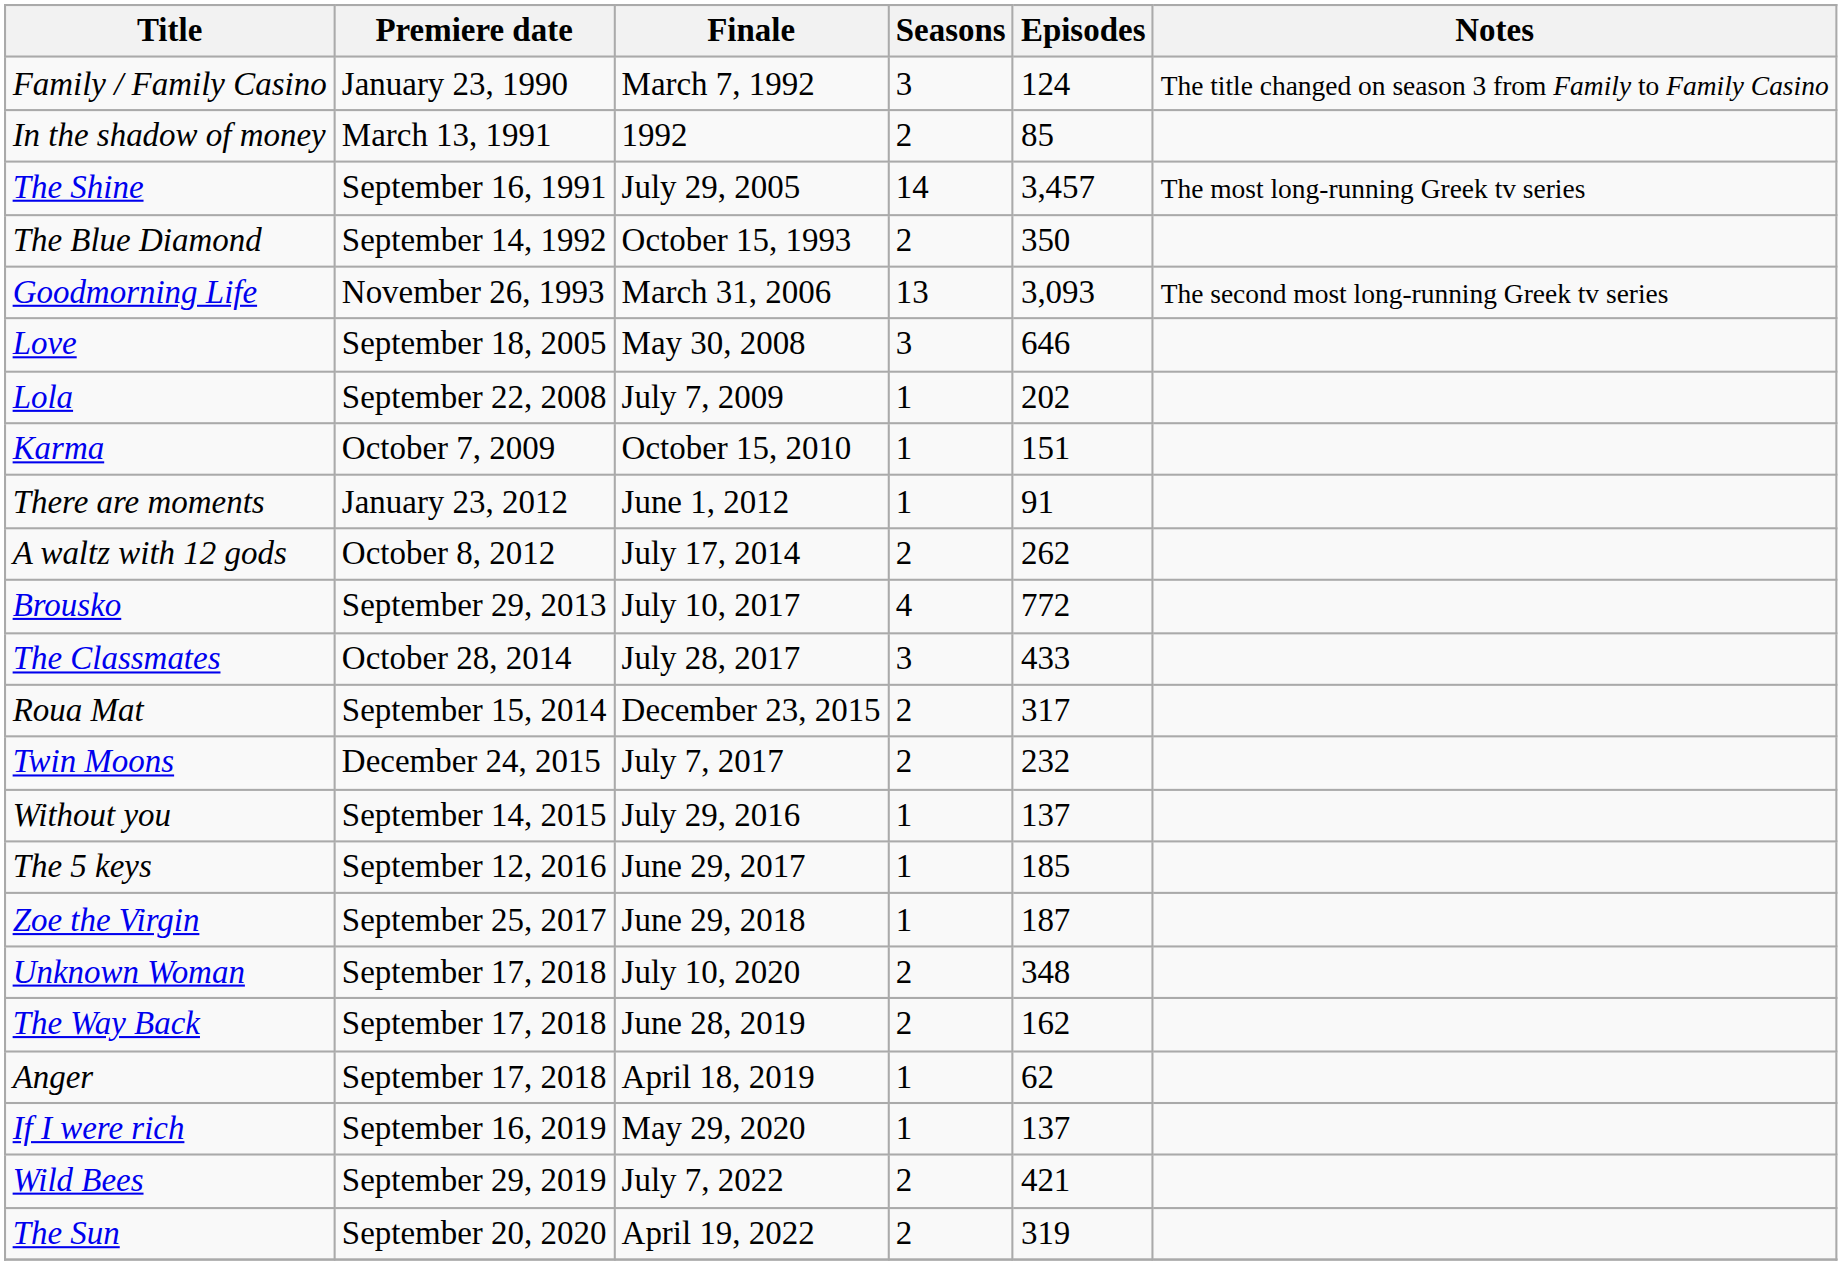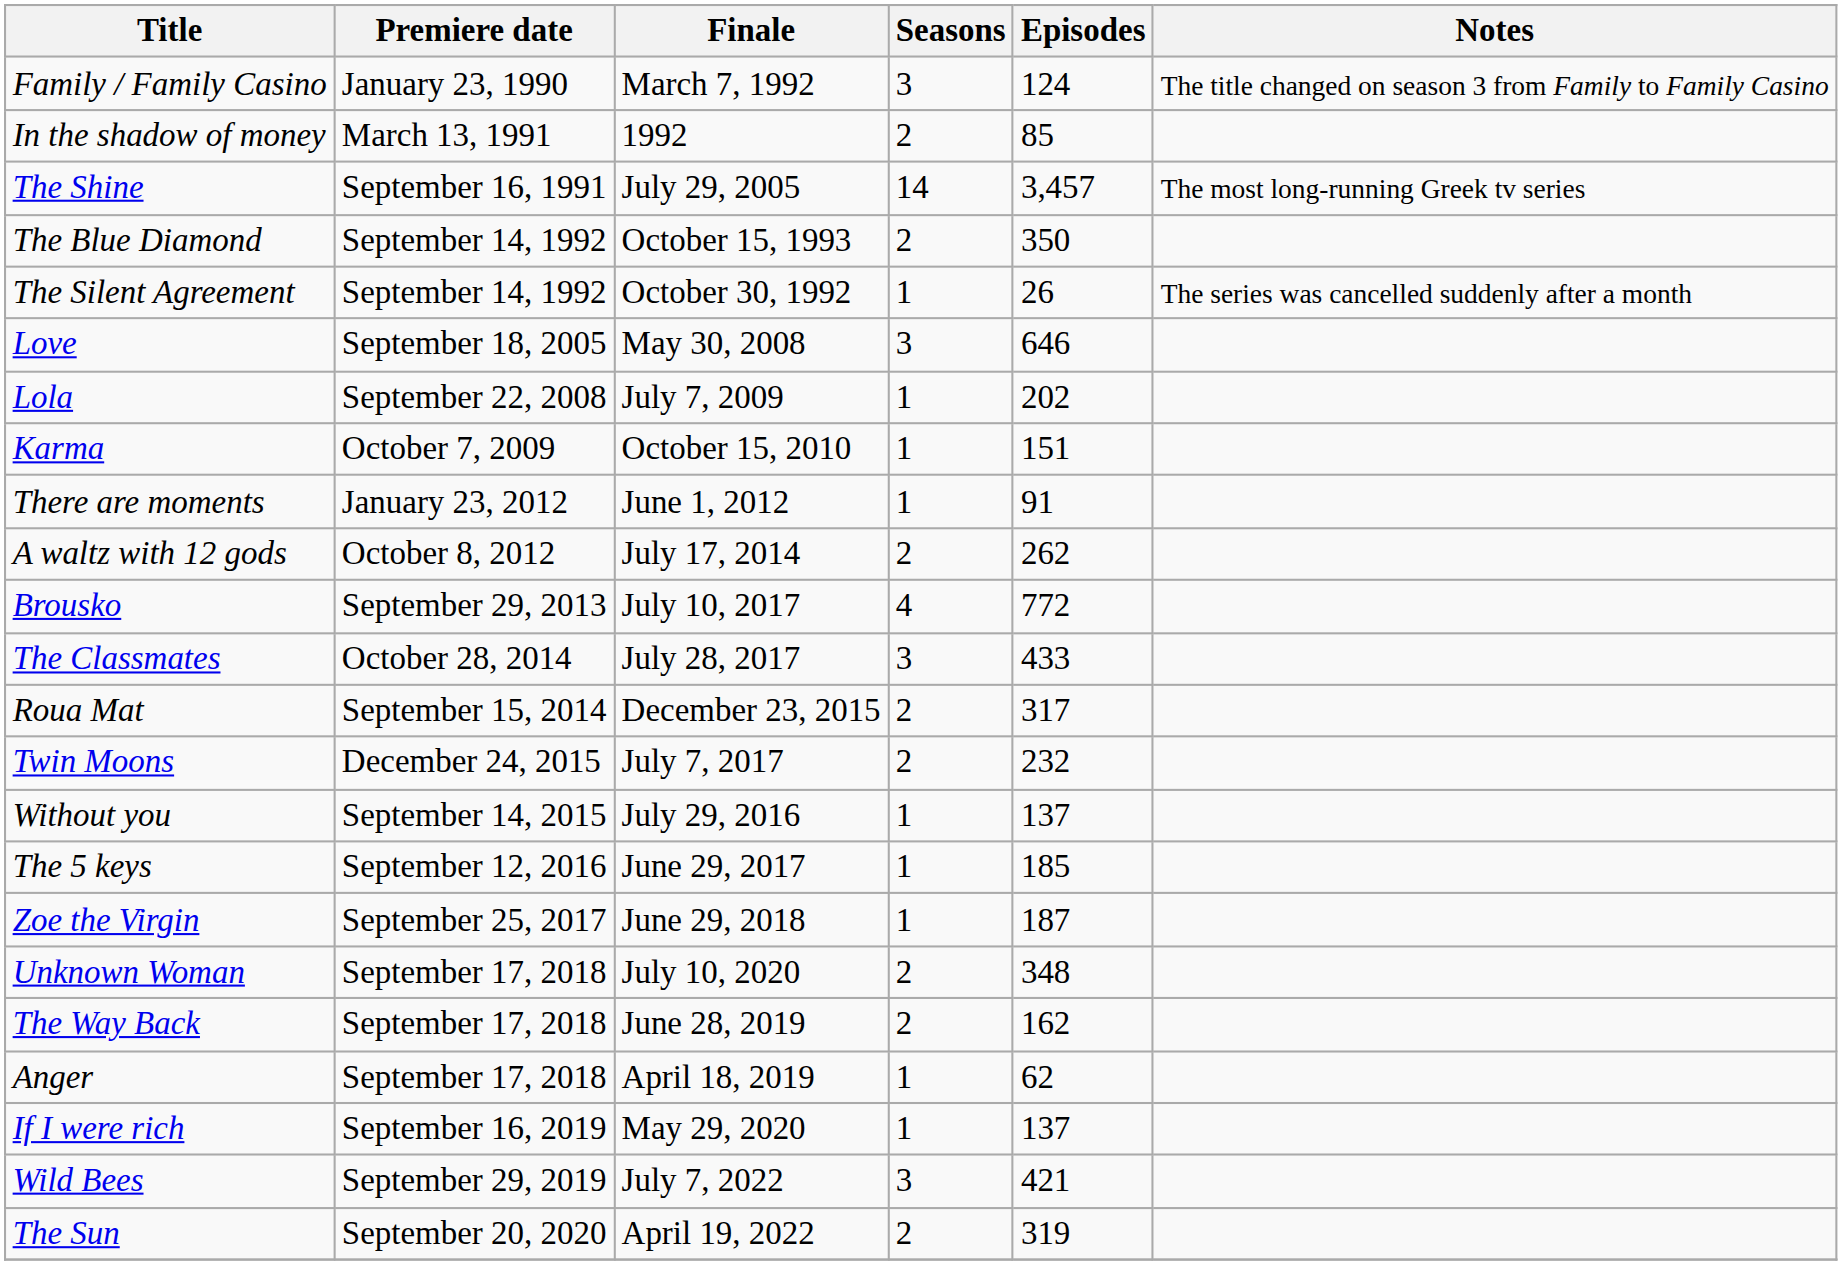+ row: (154, 291)
- row: (135, 291)
(904, 1180) 2 -> (904, 1180) 3
